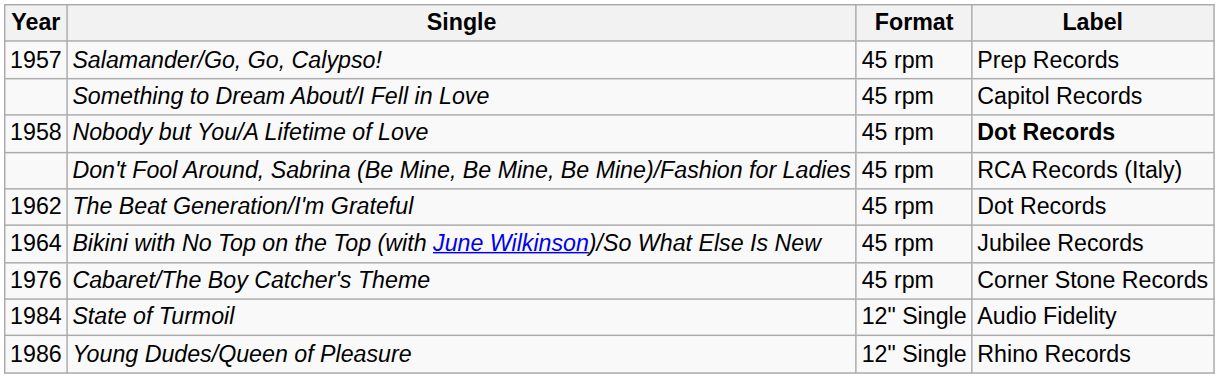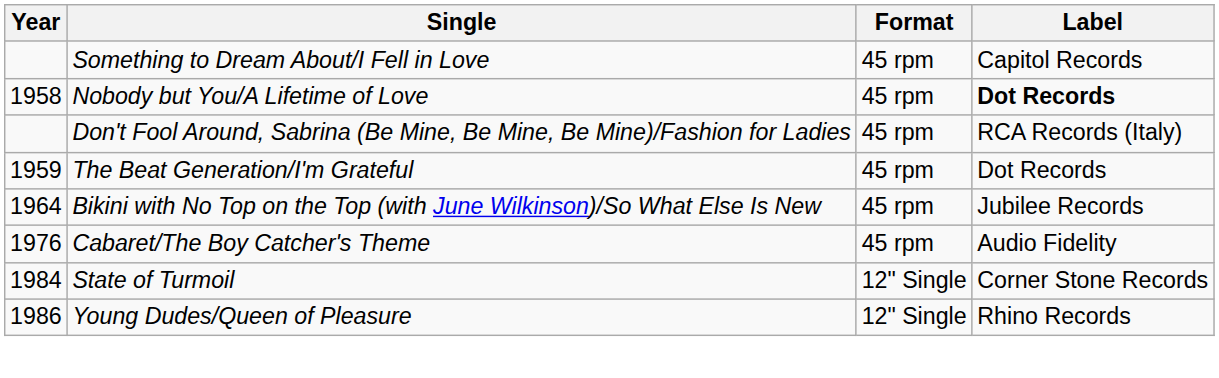- row: (227, 59)
(36, 206) 1962 -> (36, 170) 1959
(1093, 280) Corner Stone Records -> (1047, 243) Audio Fidelity
(1047, 317) Audio Fidelity -> (1093, 280) Corner Stone Records
